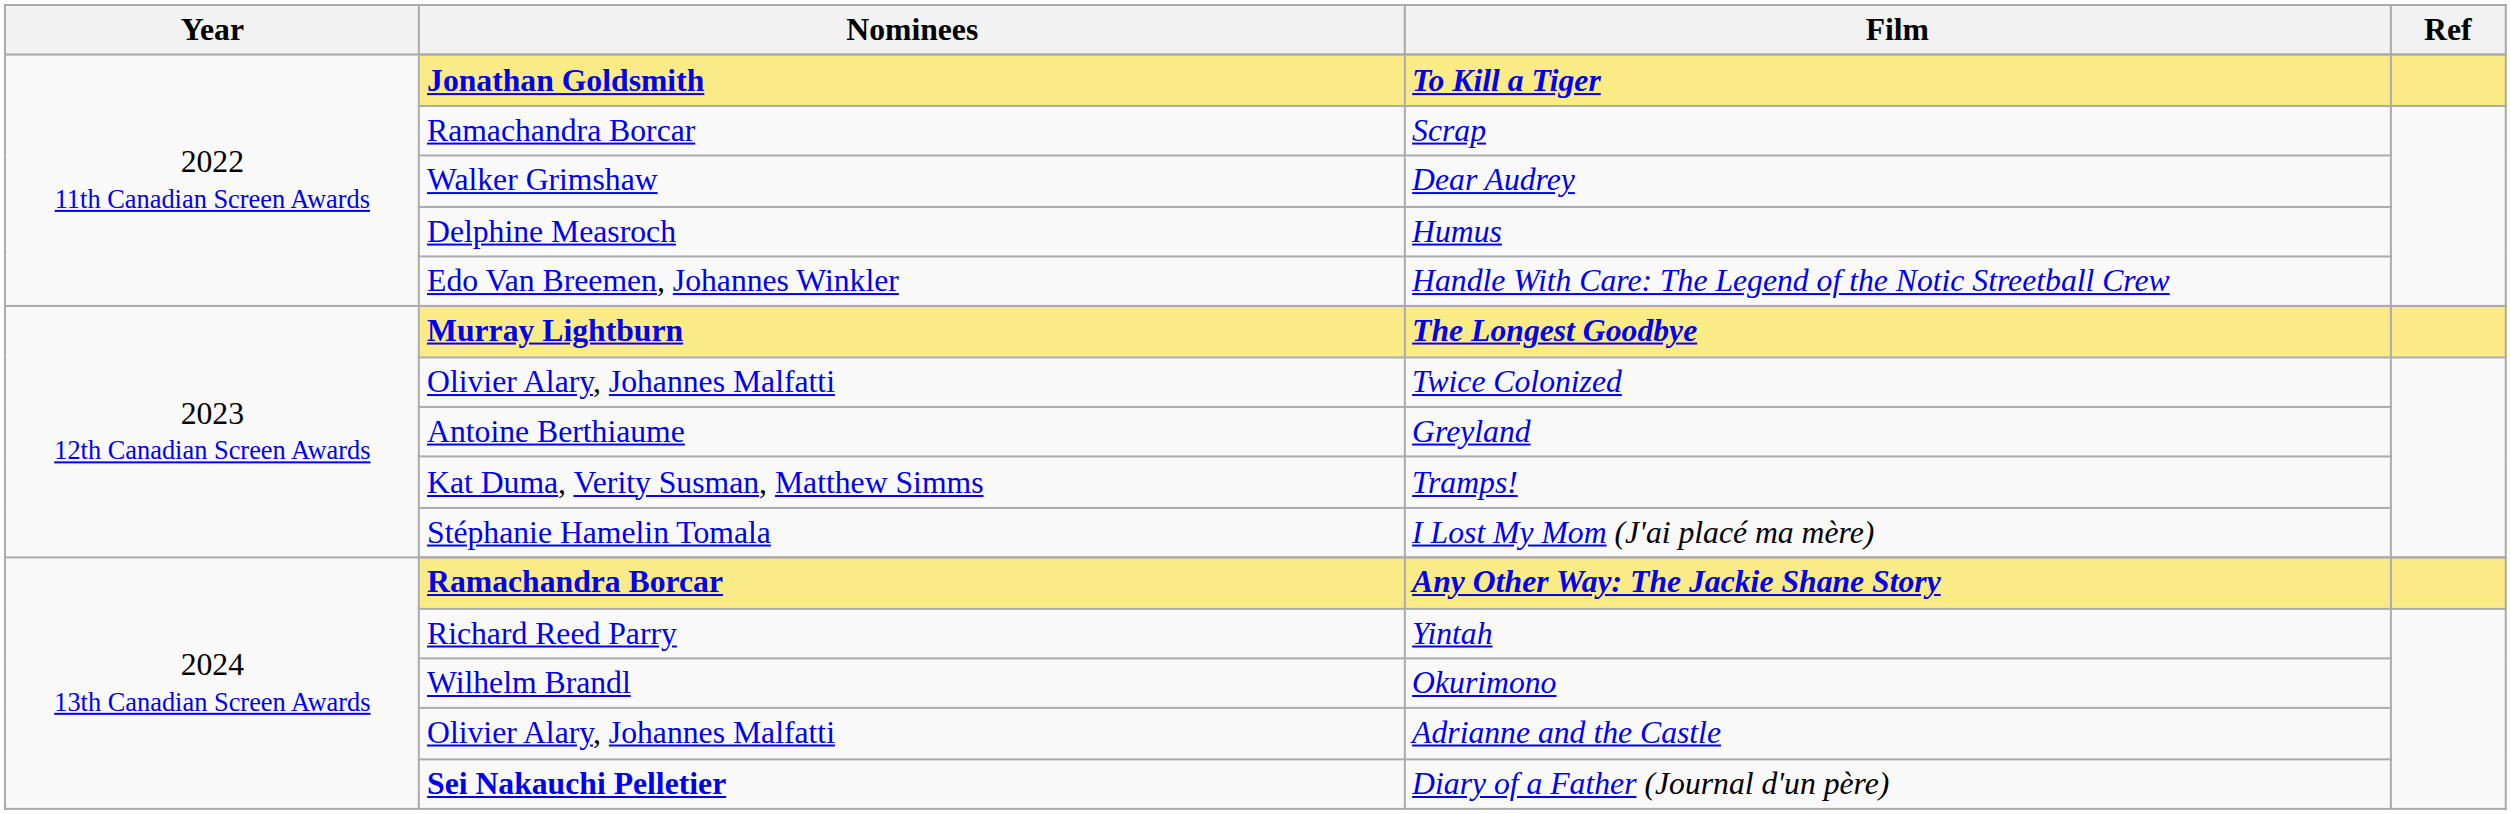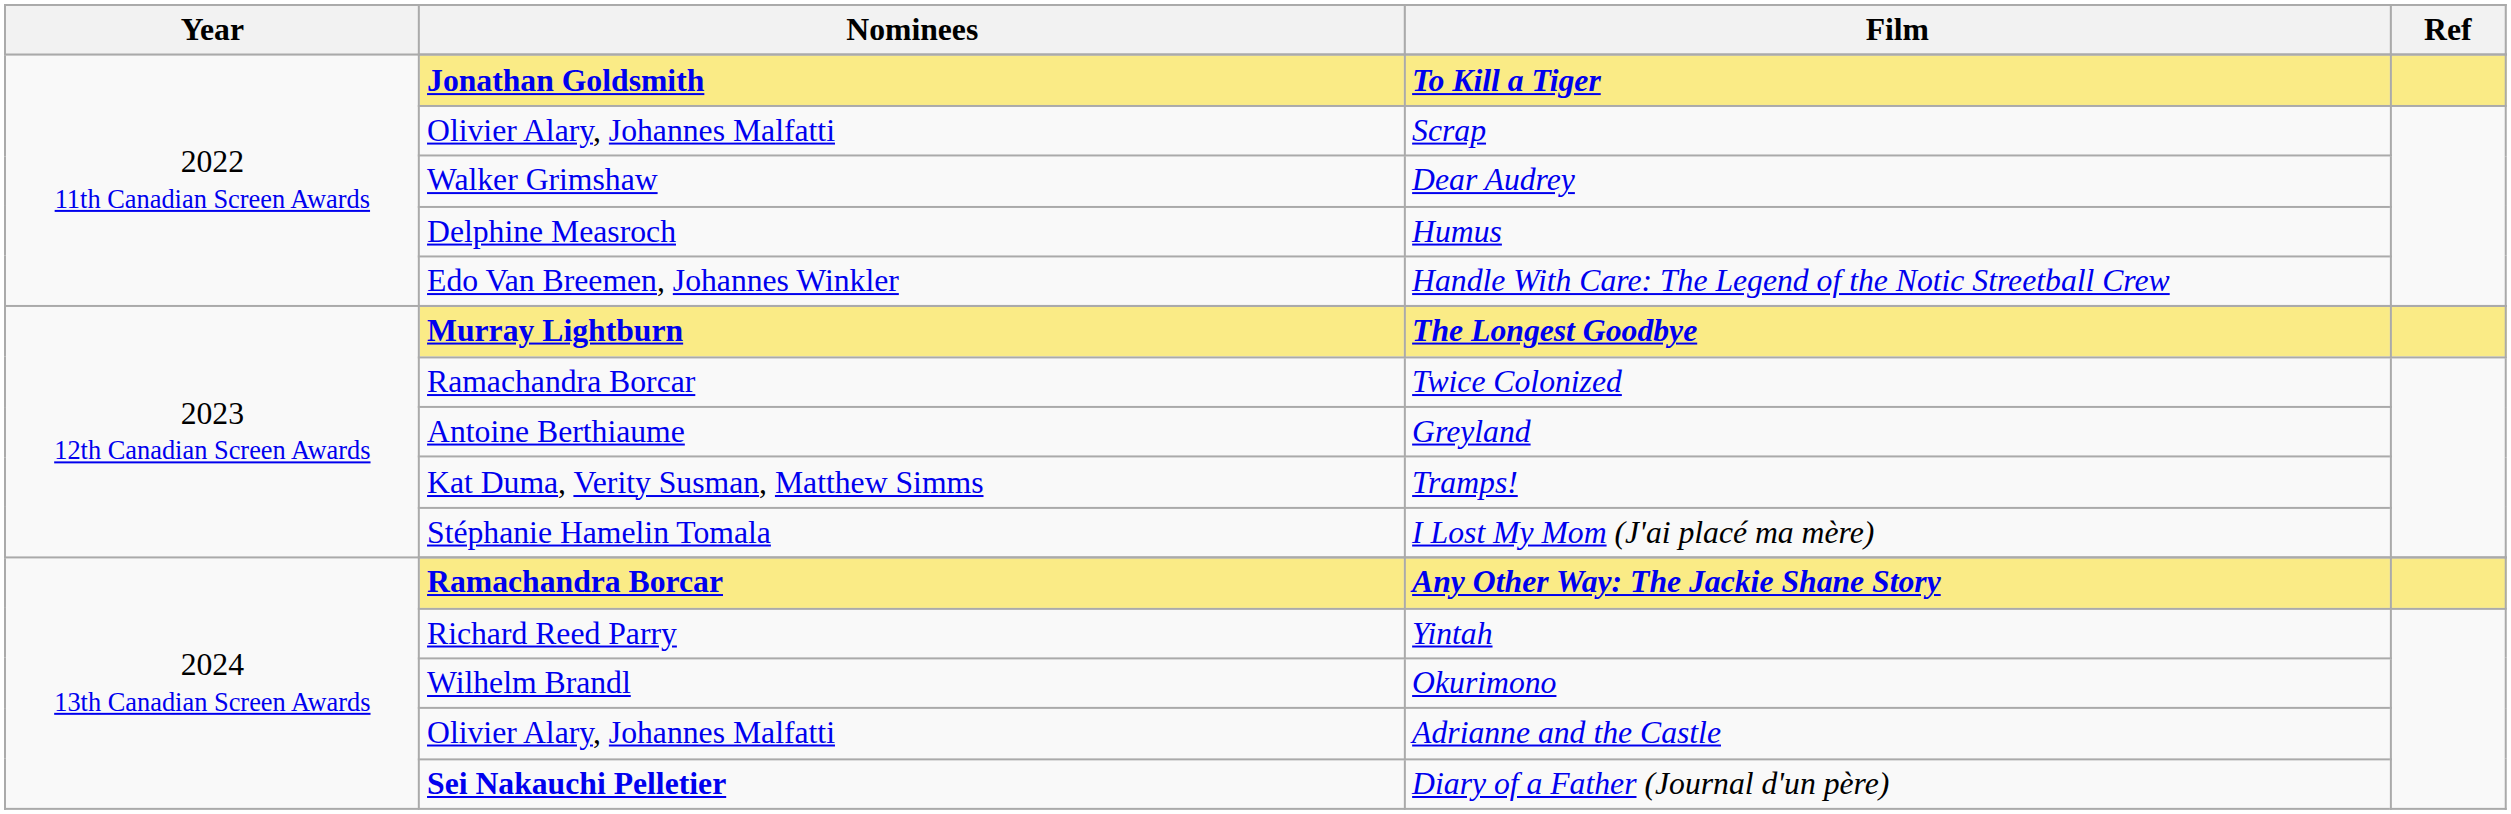(561, 130) Ramachandra Borcar -> (631, 130) Olivier Alary, Johannes Malfatti
(631, 381) Olivier Alary, Johannes Malfatti -> (561, 381) Ramachandra Borcar
